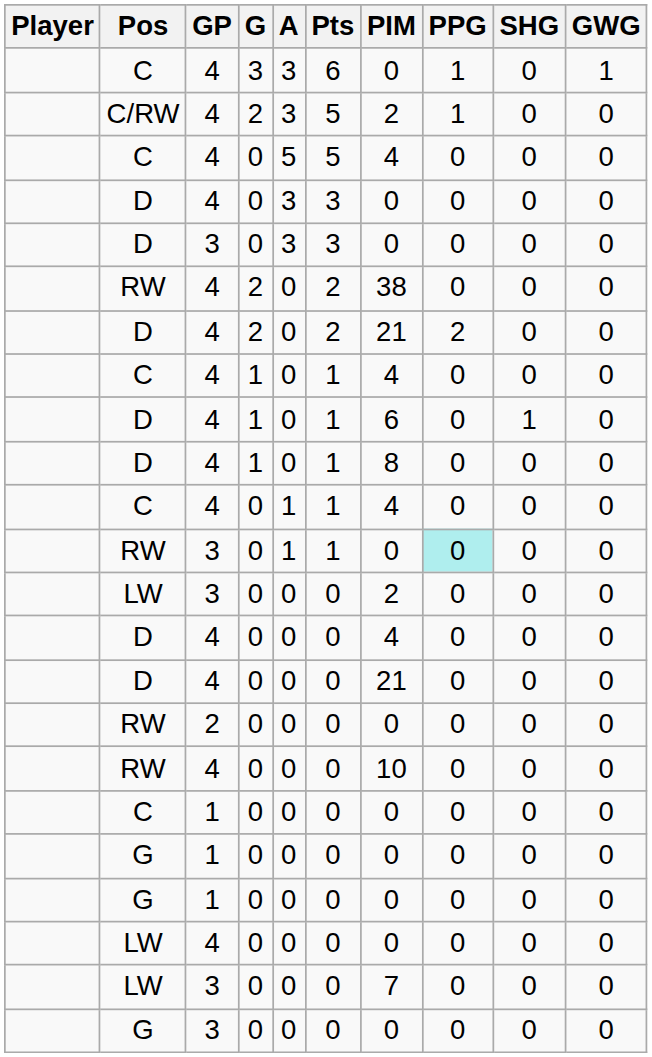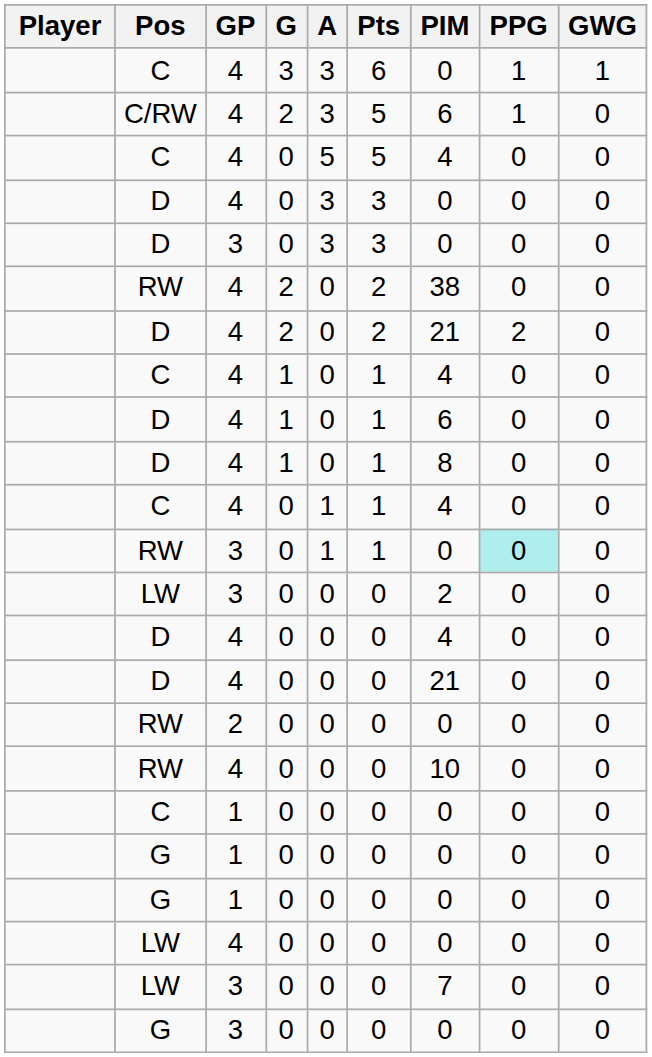- column: (529, 26)
(391, 113) 2 -> (445, 113) 6
